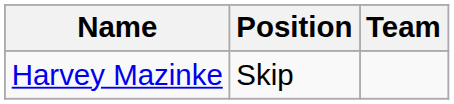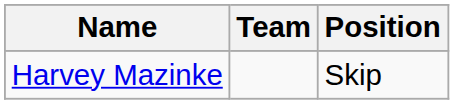columns swapped: (403, 27) <-> (294, 27)
